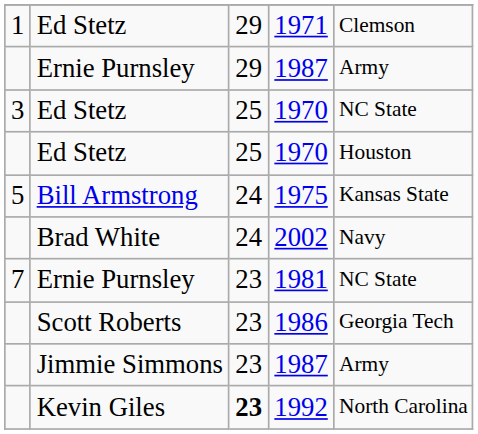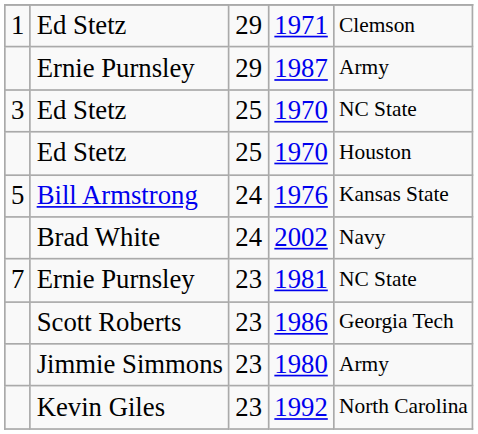(301, 195) 1975 -> (301, 195) 1976
(301, 364) 1987 -> (301, 364) 1980
(249, 407) bold -> (249, 407) normal
